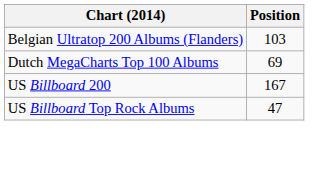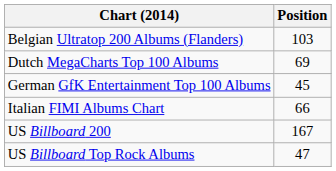+ row: (139, 85)
+ row: (86, 108)
